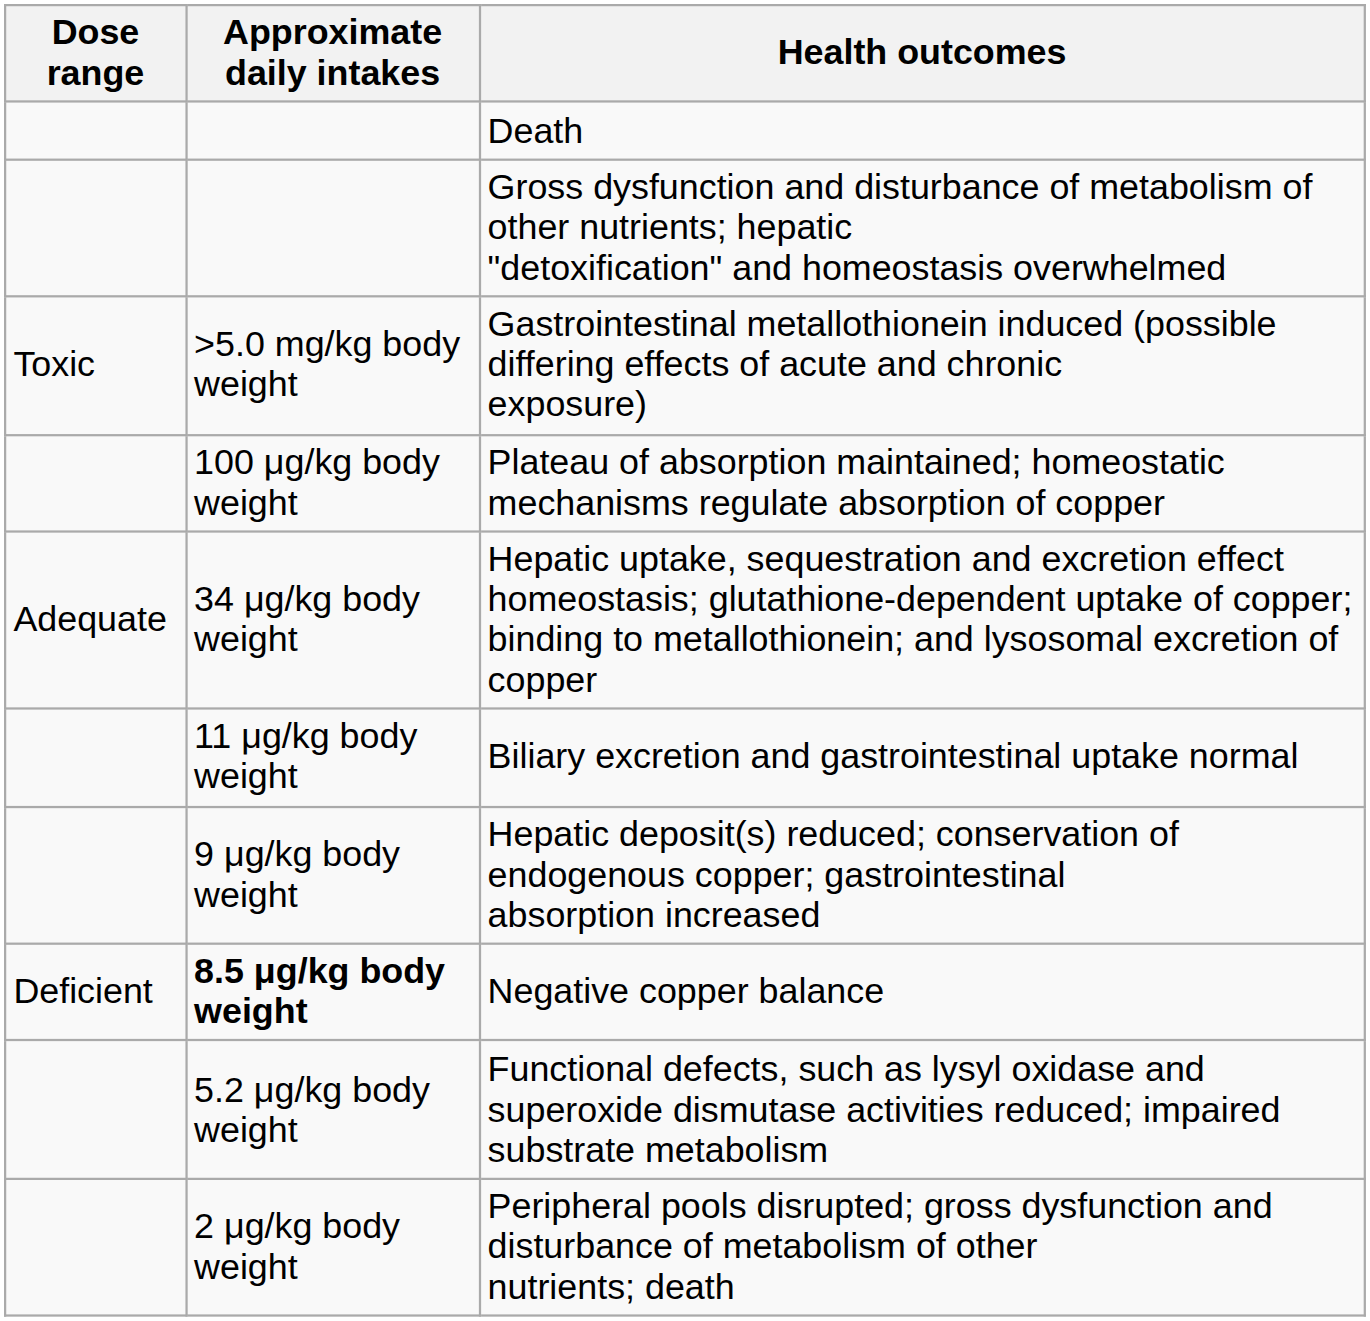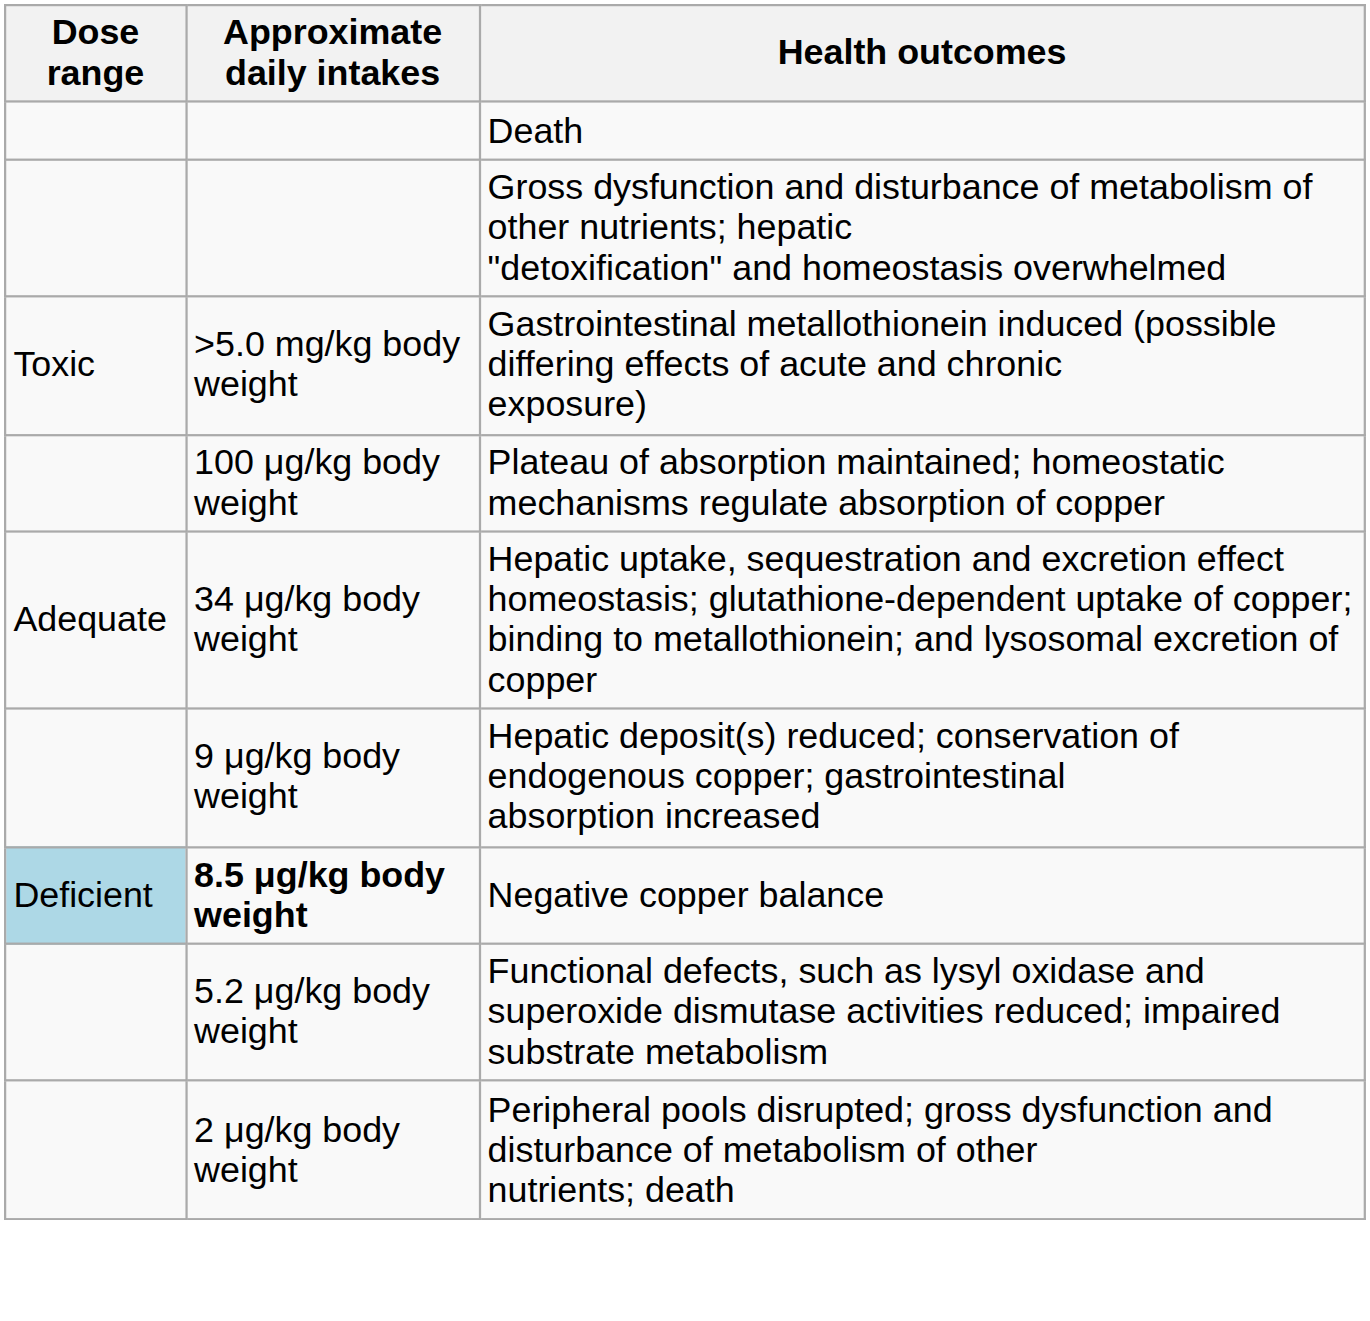- row: (893, 756)
(83, 991) no background -> (83, 894) lightblue background
